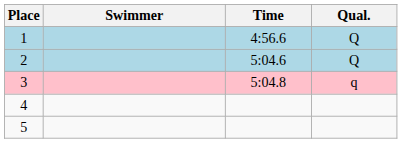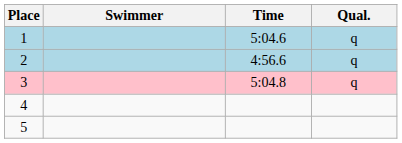(268, 37) 4:56.6 -> (268, 37) 5:04.6
(354, 37) Q -> (354, 37) q
(268, 60) 5:04.6 -> (268, 60) 4:56.6
(354, 60) Q -> (354, 60) q
